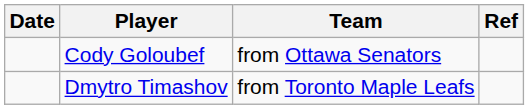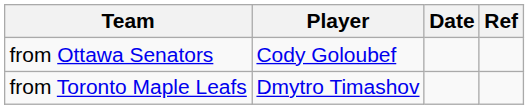columns swapped: (32, 21) <-> (356, 21)
